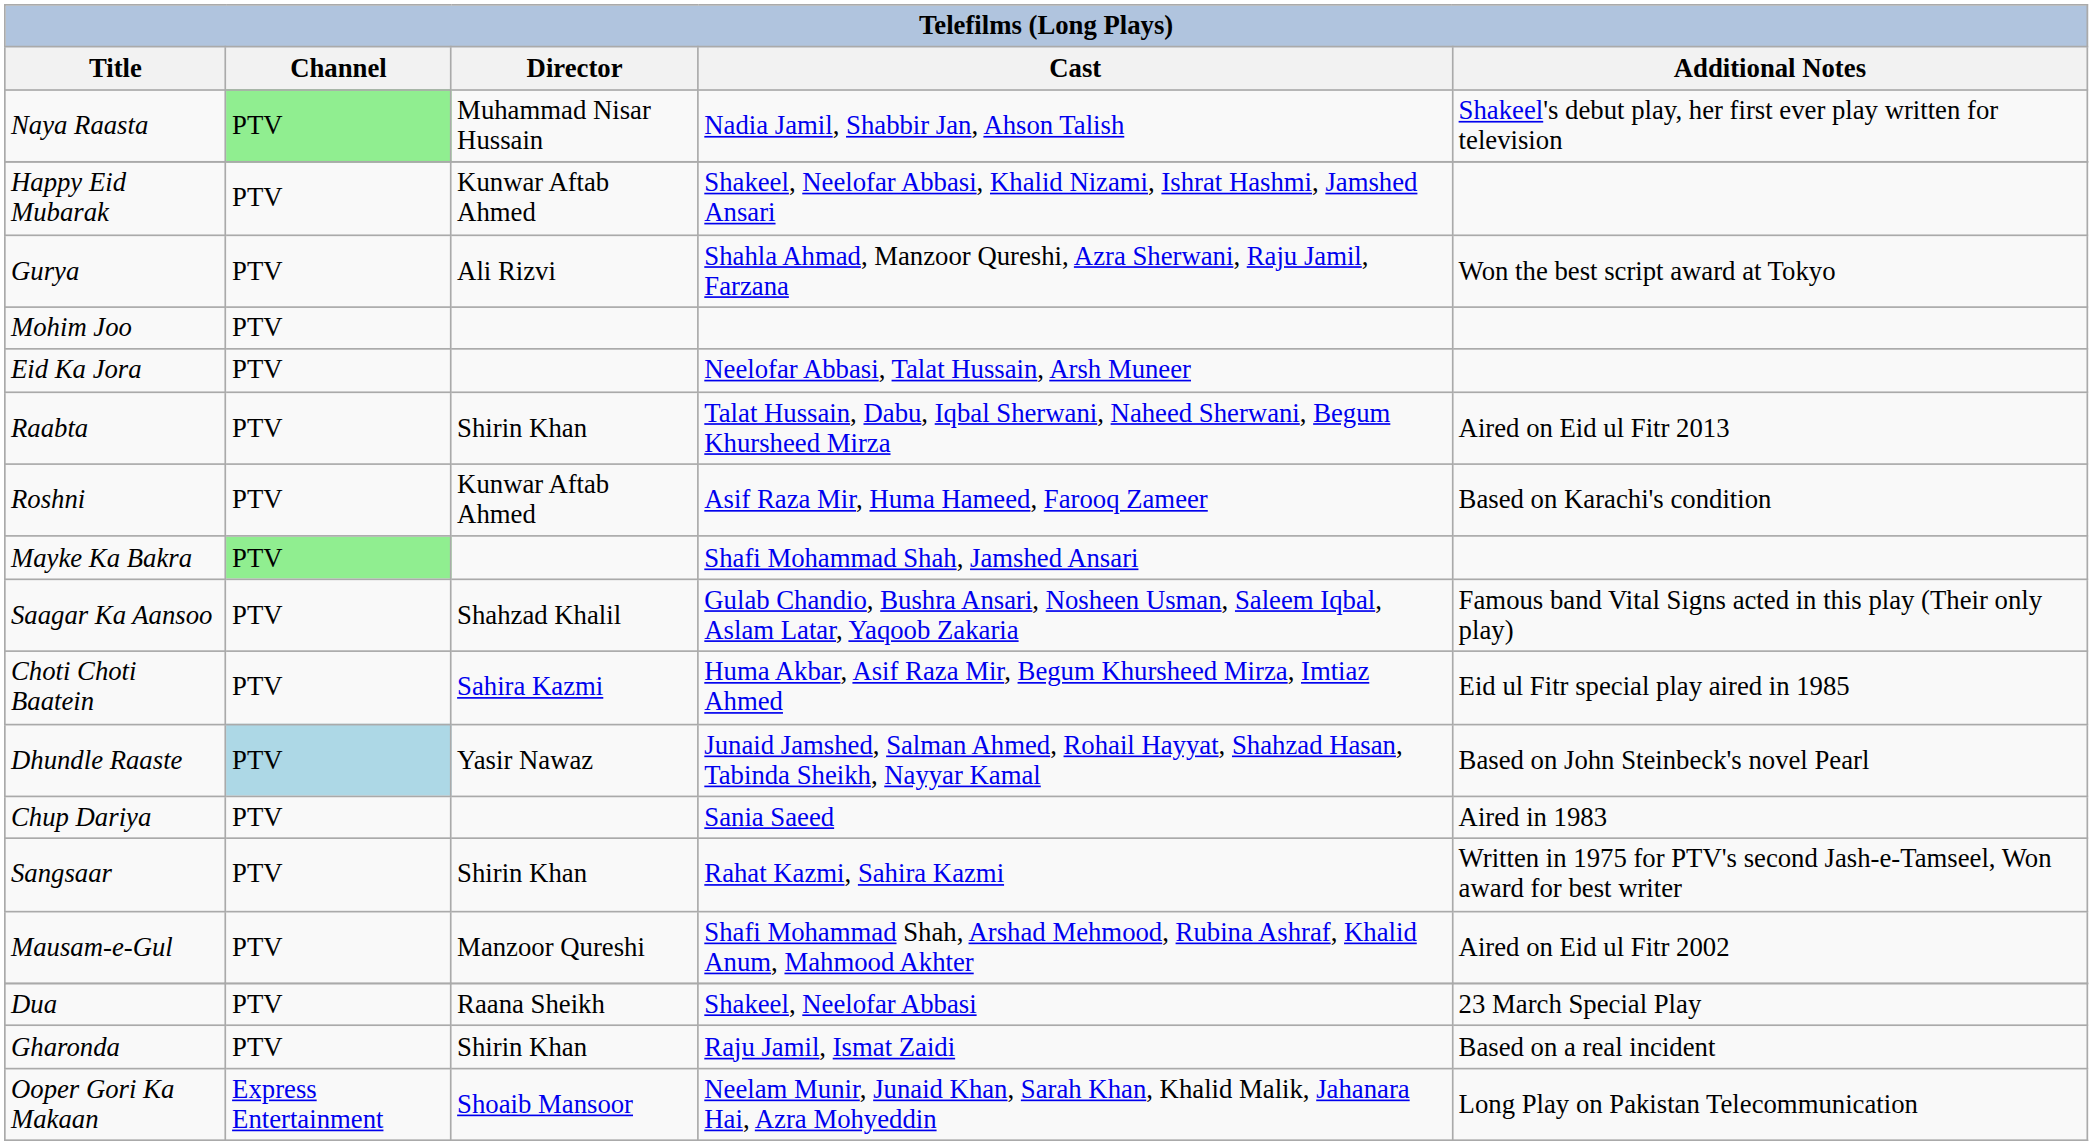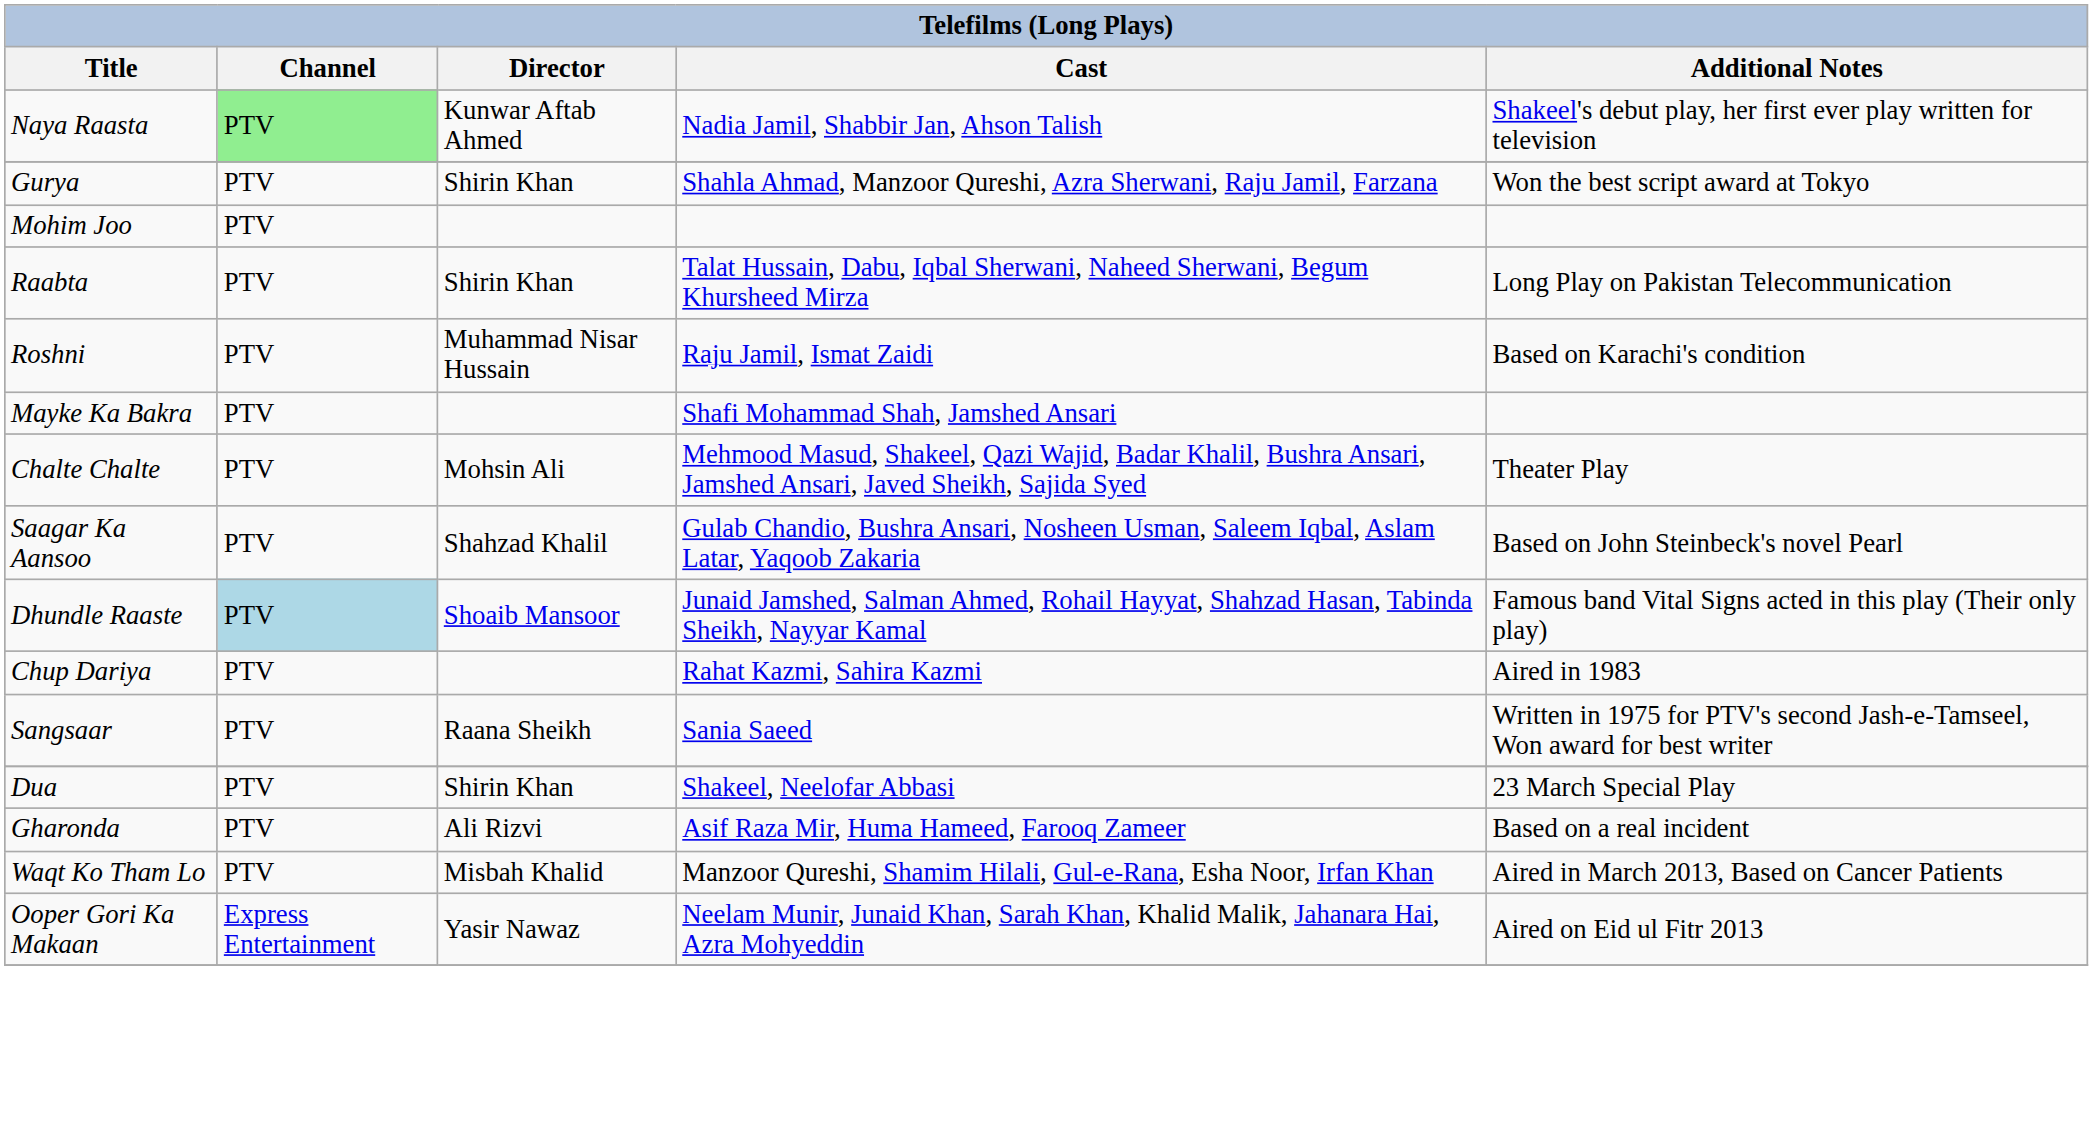(554, 125) Muhammad Nisar Hussain -> (520, 125) Kunwar Aftab Ahmed
- row: (69, 197)
(506, 270) Ali Rizvi -> (509, 182) Shirin Khan
- row: (76, 370)
(1594, 427) Aired on Eid ul Fitr 2013 -> (1722, 282) Long Play on Pakistan Telecommunication
(533, 499) Kunwar Aftab Ahmed -> (541, 355) Muhammad Nisar Hussain
(956, 499) Asif Raza Mir, Huma Hameed, Farooq Zameer -> (808, 355) Raju Jamil, Ismat Zaidi
(257, 557) lightgreen background -> (249, 412) no background
+ row: (86, 469)
(1750, 614) Famous band Vital Signs acted in this play (Their only play) -> (1698, 542) Based on John Steinbeck's novel Pearl
- row: (74, 687)
(525, 759) Yasir Nawaz -> (532, 614) Shoaib Mansoor
(1664, 759) Based on John Steinbeck's novel Pearl -> (1784, 614) Famous band Vital Signs acted in this play (Their only play)
(769, 817) Sania Saeed -> (832, 672) Rahat Kazmi, Sahira Kazmi
(522, 874) Shirin Khan -> (518, 729) Raana Sheikh
(854, 874) Rahat Kazmi, Sahira Kazmi -> (747, 729) Sania Saeed
- row: (92, 946)
(531, 1004) Raana Sheikh -> (509, 786) Shirin Khan
(522, 1046) Shirin Khan -> (493, 829) Ali Rizvi
(830, 1046) Raju Jamil, Ismat Zaidi -> (934, 829) Asif Raza Mir, Huma Hameed, Farooq Zameer
+ row: (108, 871)
(545, 1104) Shoaib Mansoor -> (512, 929) Yasir Nawaz
(1688, 1104) Long Play on Pakistan Telecommunication -> (1628, 929) Aired on Eid ul Fitr 2013
